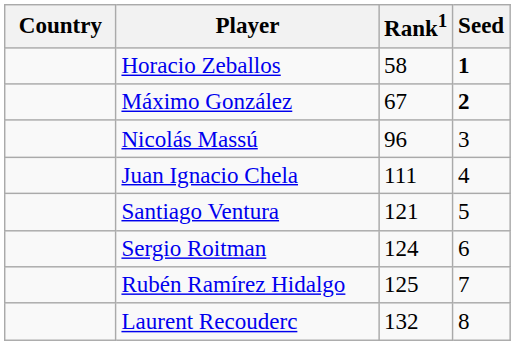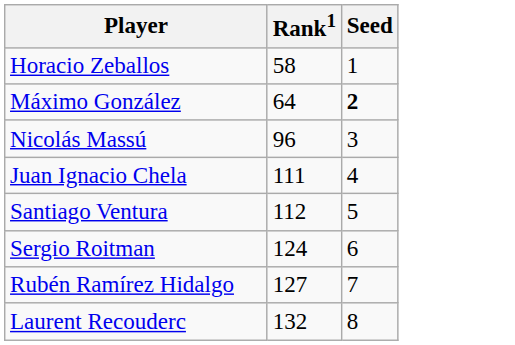- column: (60, 25)
(464, 65) bold -> (352, 65) normal
(396, 102) 67 -> (284, 102) 64
(401, 211) 121 -> (290, 211) 112
(401, 284) 125 -> (290, 284) 127
